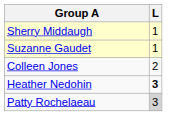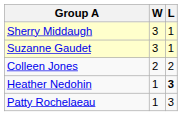+ column: (157, 13)
(155, 102) lightgrey background -> (171, 102) no background
